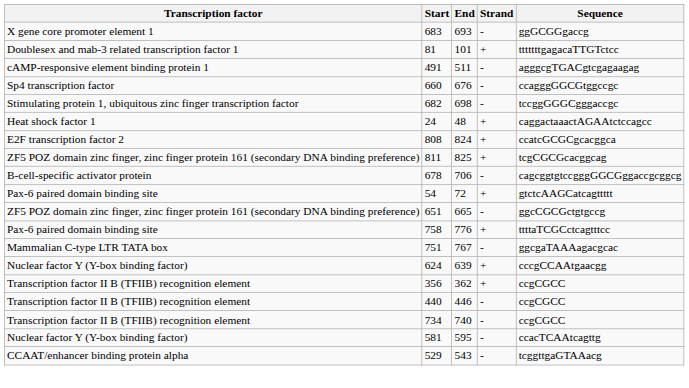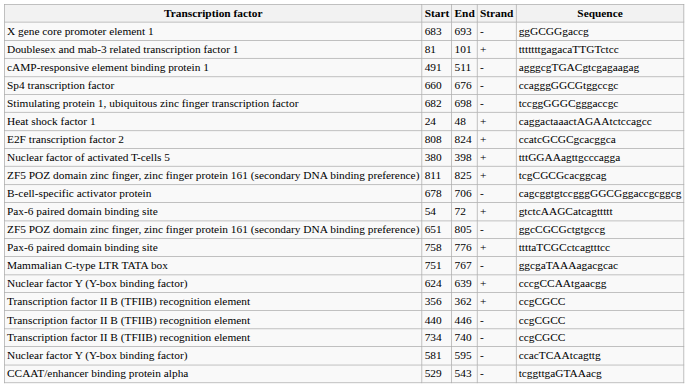+ row: (433, 157)
(463, 211) 665 -> (463, 229) 805
